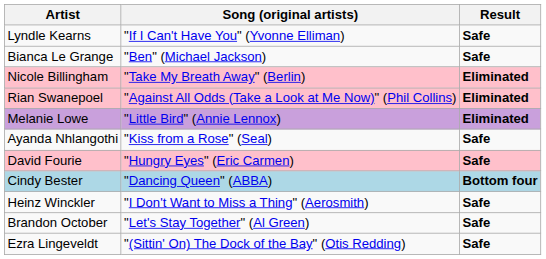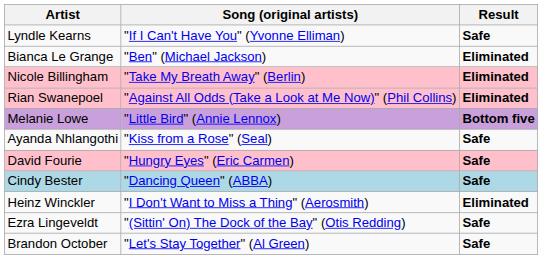(476, 56) Safe -> (496, 56) Eliminated
(496, 118) Eliminated -> (499, 118) Bottom five
(500, 181) Bottom four -> (476, 181) Safe
(476, 202) Safe -> (496, 202) Eliminated
rows swapped: (57, 222) <-> (53, 243)
